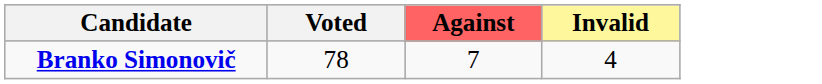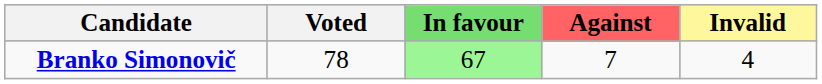+ column: (473, 22)
